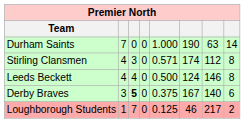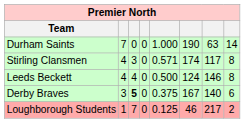(213, 61) 112 -> (213, 61) 117
